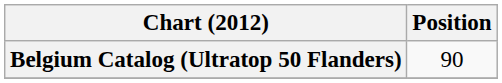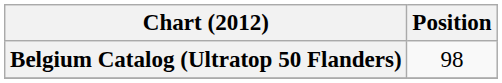(452, 59) 90 -> (452, 59) 98
